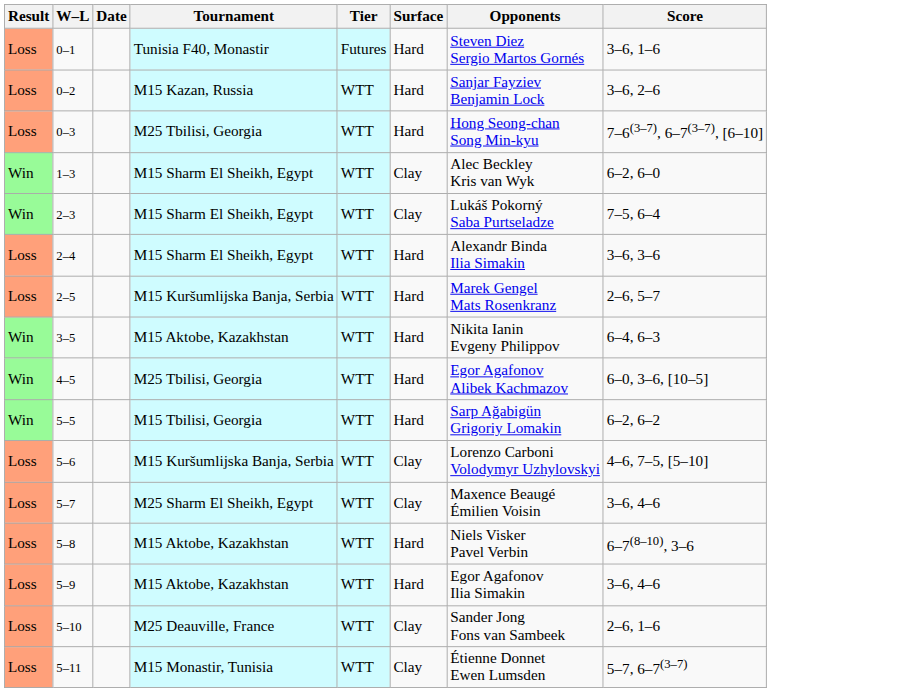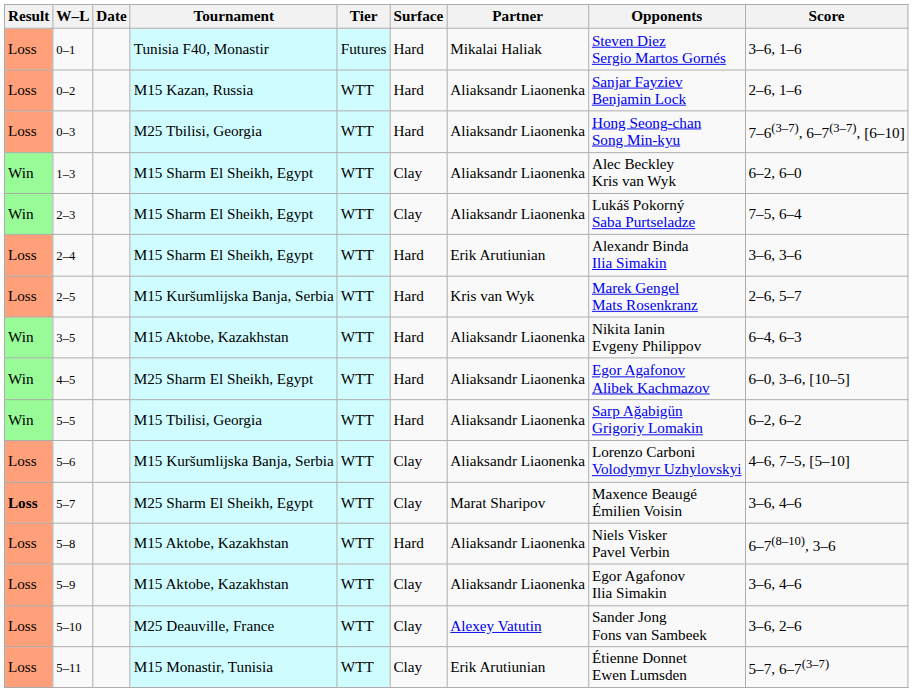+ column: (518, 16)
(633, 90) 3–6, 2–6 -> (775, 90) 2–6, 1–6
(198, 378) M25 Tbilisi, Georgia -> (223, 378) M25 Sharm El Sheikh, Egypt
(22, 502) normal -> (23, 502) bold
(409, 584) Hard -> (408, 584) Clay
(633, 626) 2–6, 1–6 -> (775, 626) 3–6, 2–6
